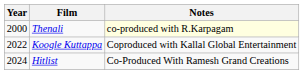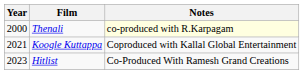(17, 45) 2022 -> (17, 45) 2021
(17, 61) 2024 -> (17, 61) 2023
